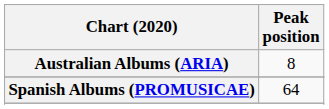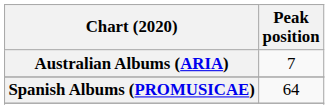(291, 63) 8 -> (291, 63) 7
